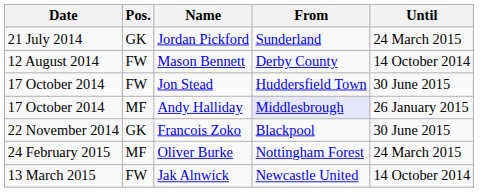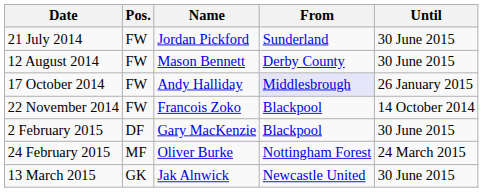(136, 38) GK -> (136, 38) FW
(417, 38) 24 March 2015 -> (416, 38) 30 June 2015
(422, 61) 14 October 2014 -> (416, 61) 30 June 2015
- row: (185, 84)
(136, 107) MF -> (136, 84) FW
(136, 130) GK -> (136, 107) FW
(412, 130) 30 June 2015 -> (426, 107) 14 October 2014
+ row: (207, 130)
(136, 175) FW -> (136, 175) GK
(422, 175) 14 October 2014 -> (416, 175) 30 June 2015
